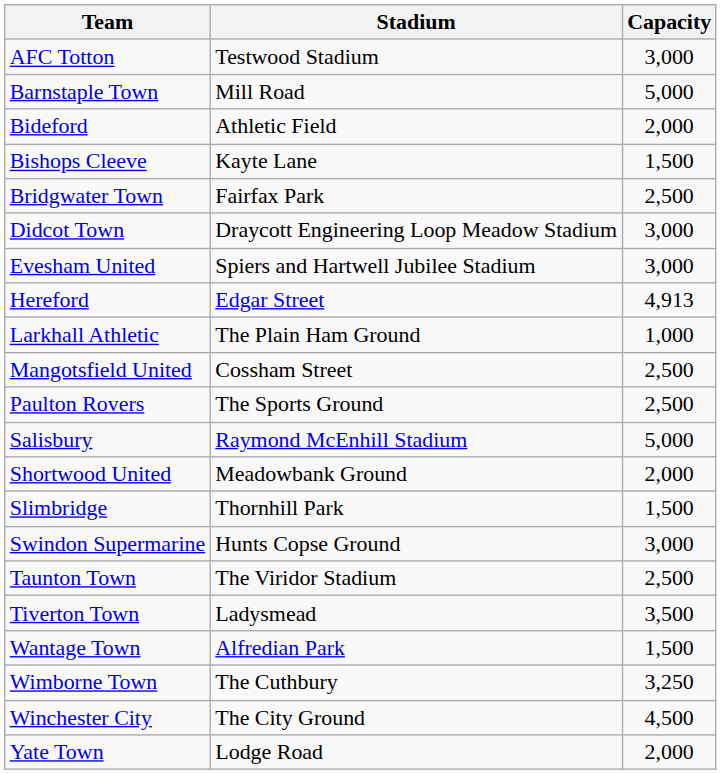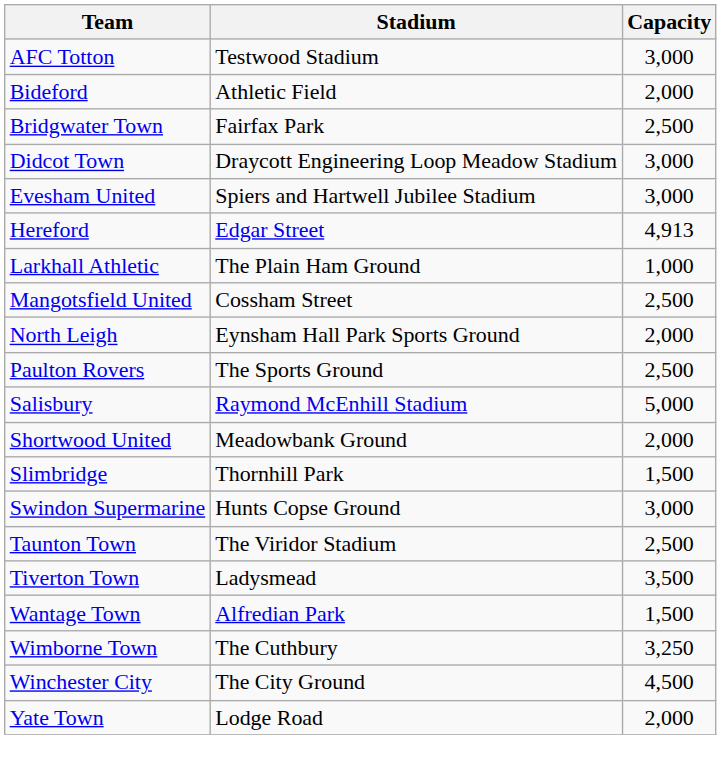- row: (84, 91)
- row: (78, 160)
+ row: (64, 334)
